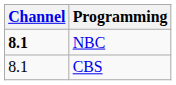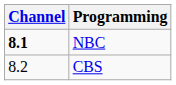(18, 67) 8.1 -> (18, 67) 8.2
